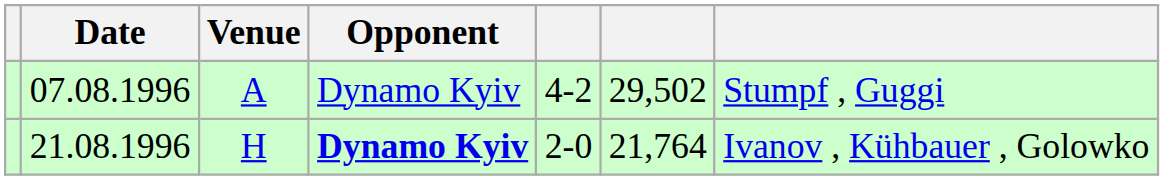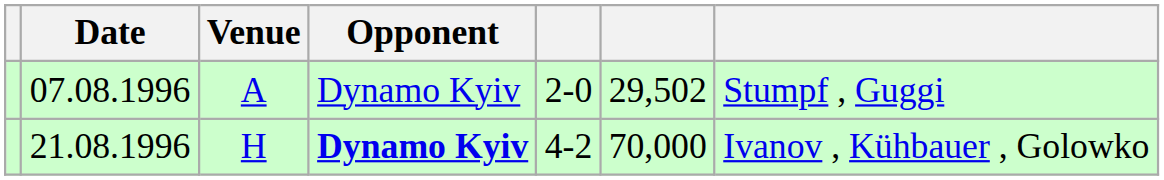(568, 89) 4-2 -> (568, 89) 2-0
(568, 145) 2-0 -> (568, 145) 4-2
(658, 145) 21,764 -> (658, 145) 70,000
